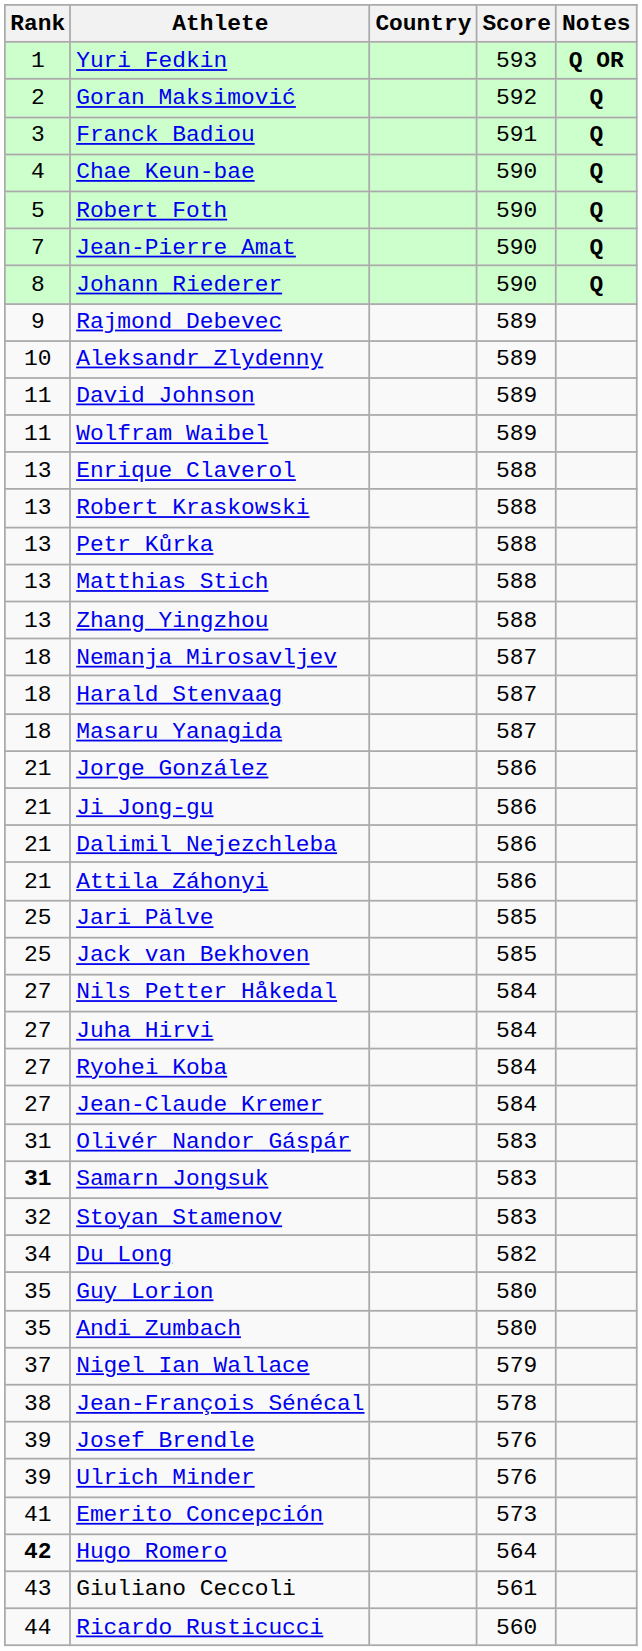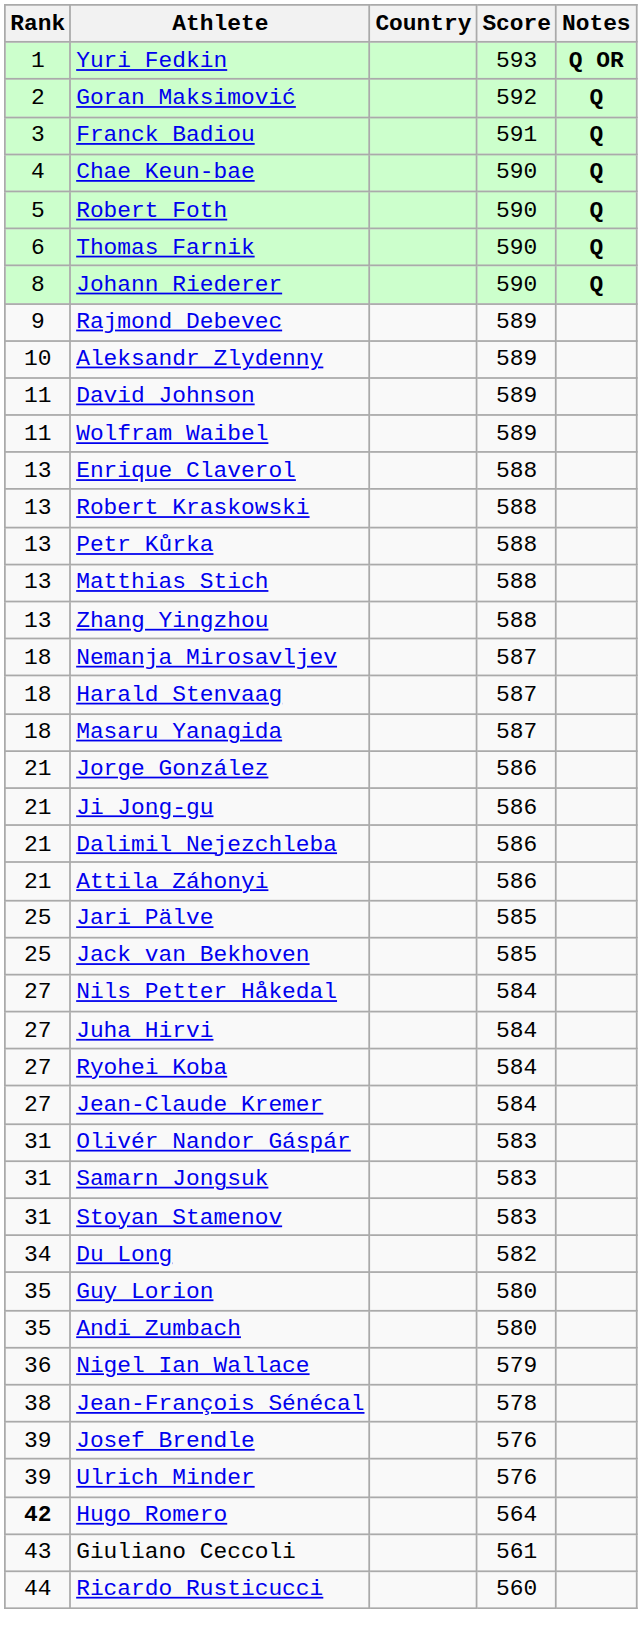+ row: (165, 247)
- row: (186, 247)
(38, 1180) bold -> (38, 1180) normal
(38, 1217) 32 -> (38, 1217) 31
(38, 1366) 37 -> (38, 1366) 36
- row: (200, 1515)
